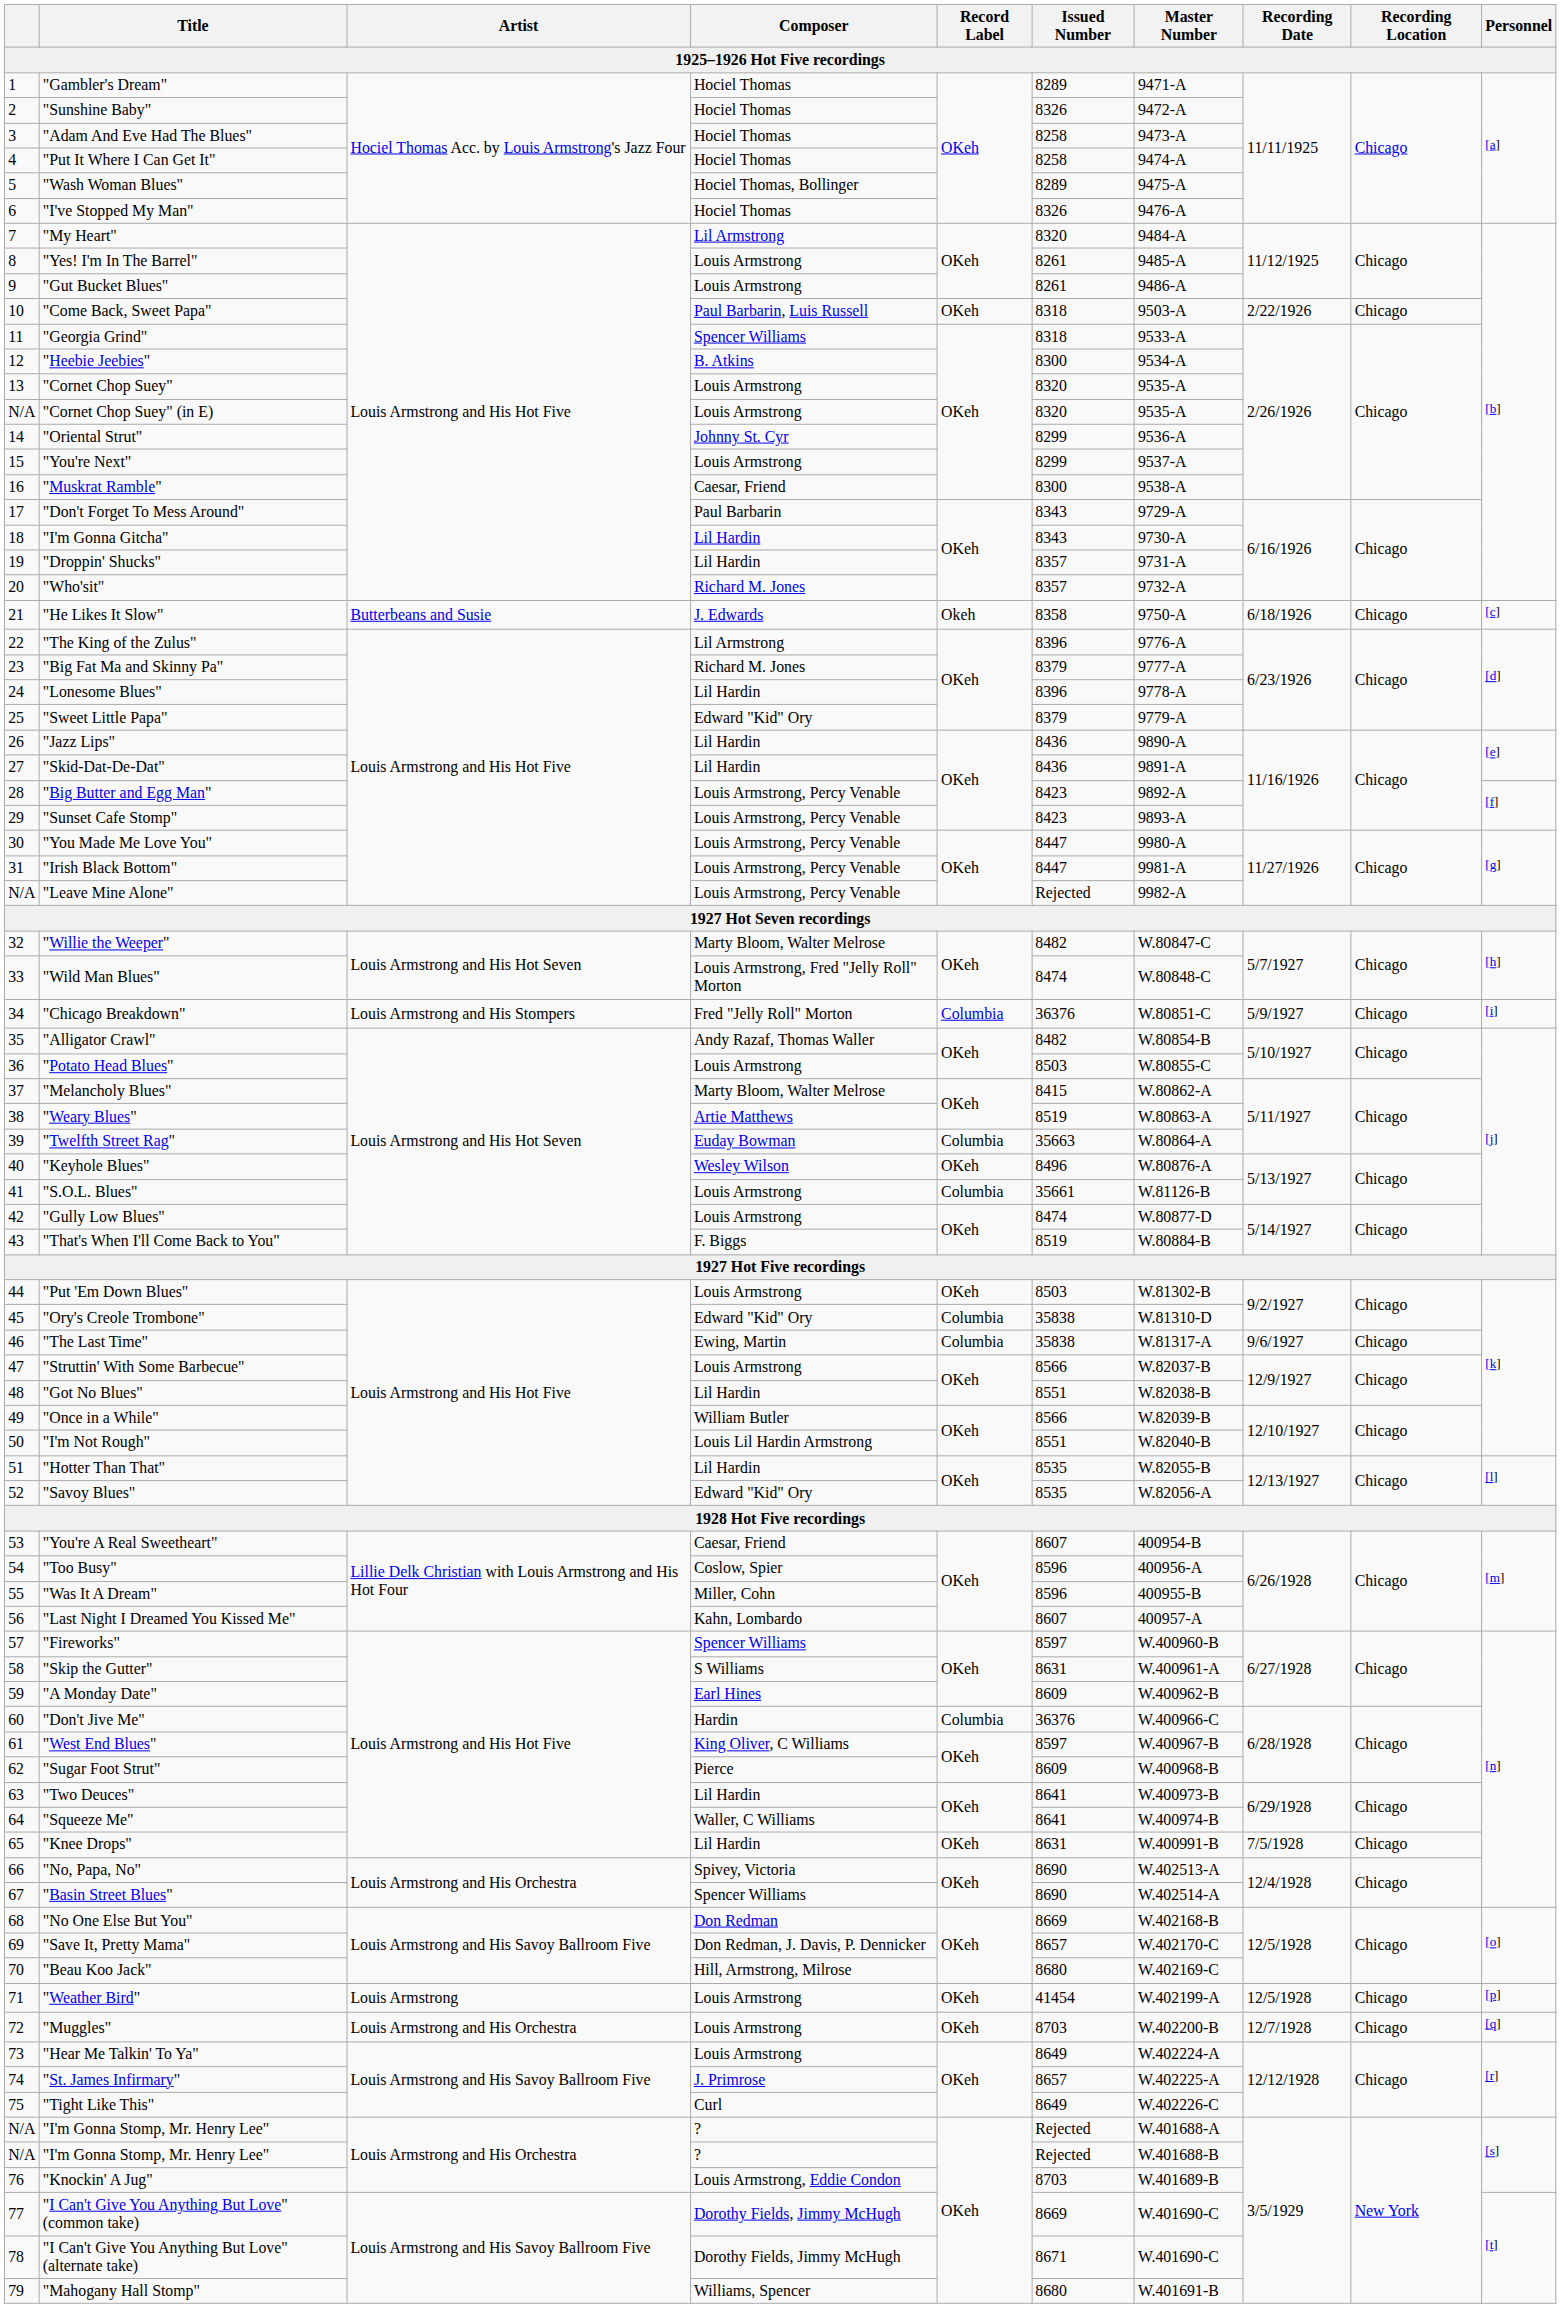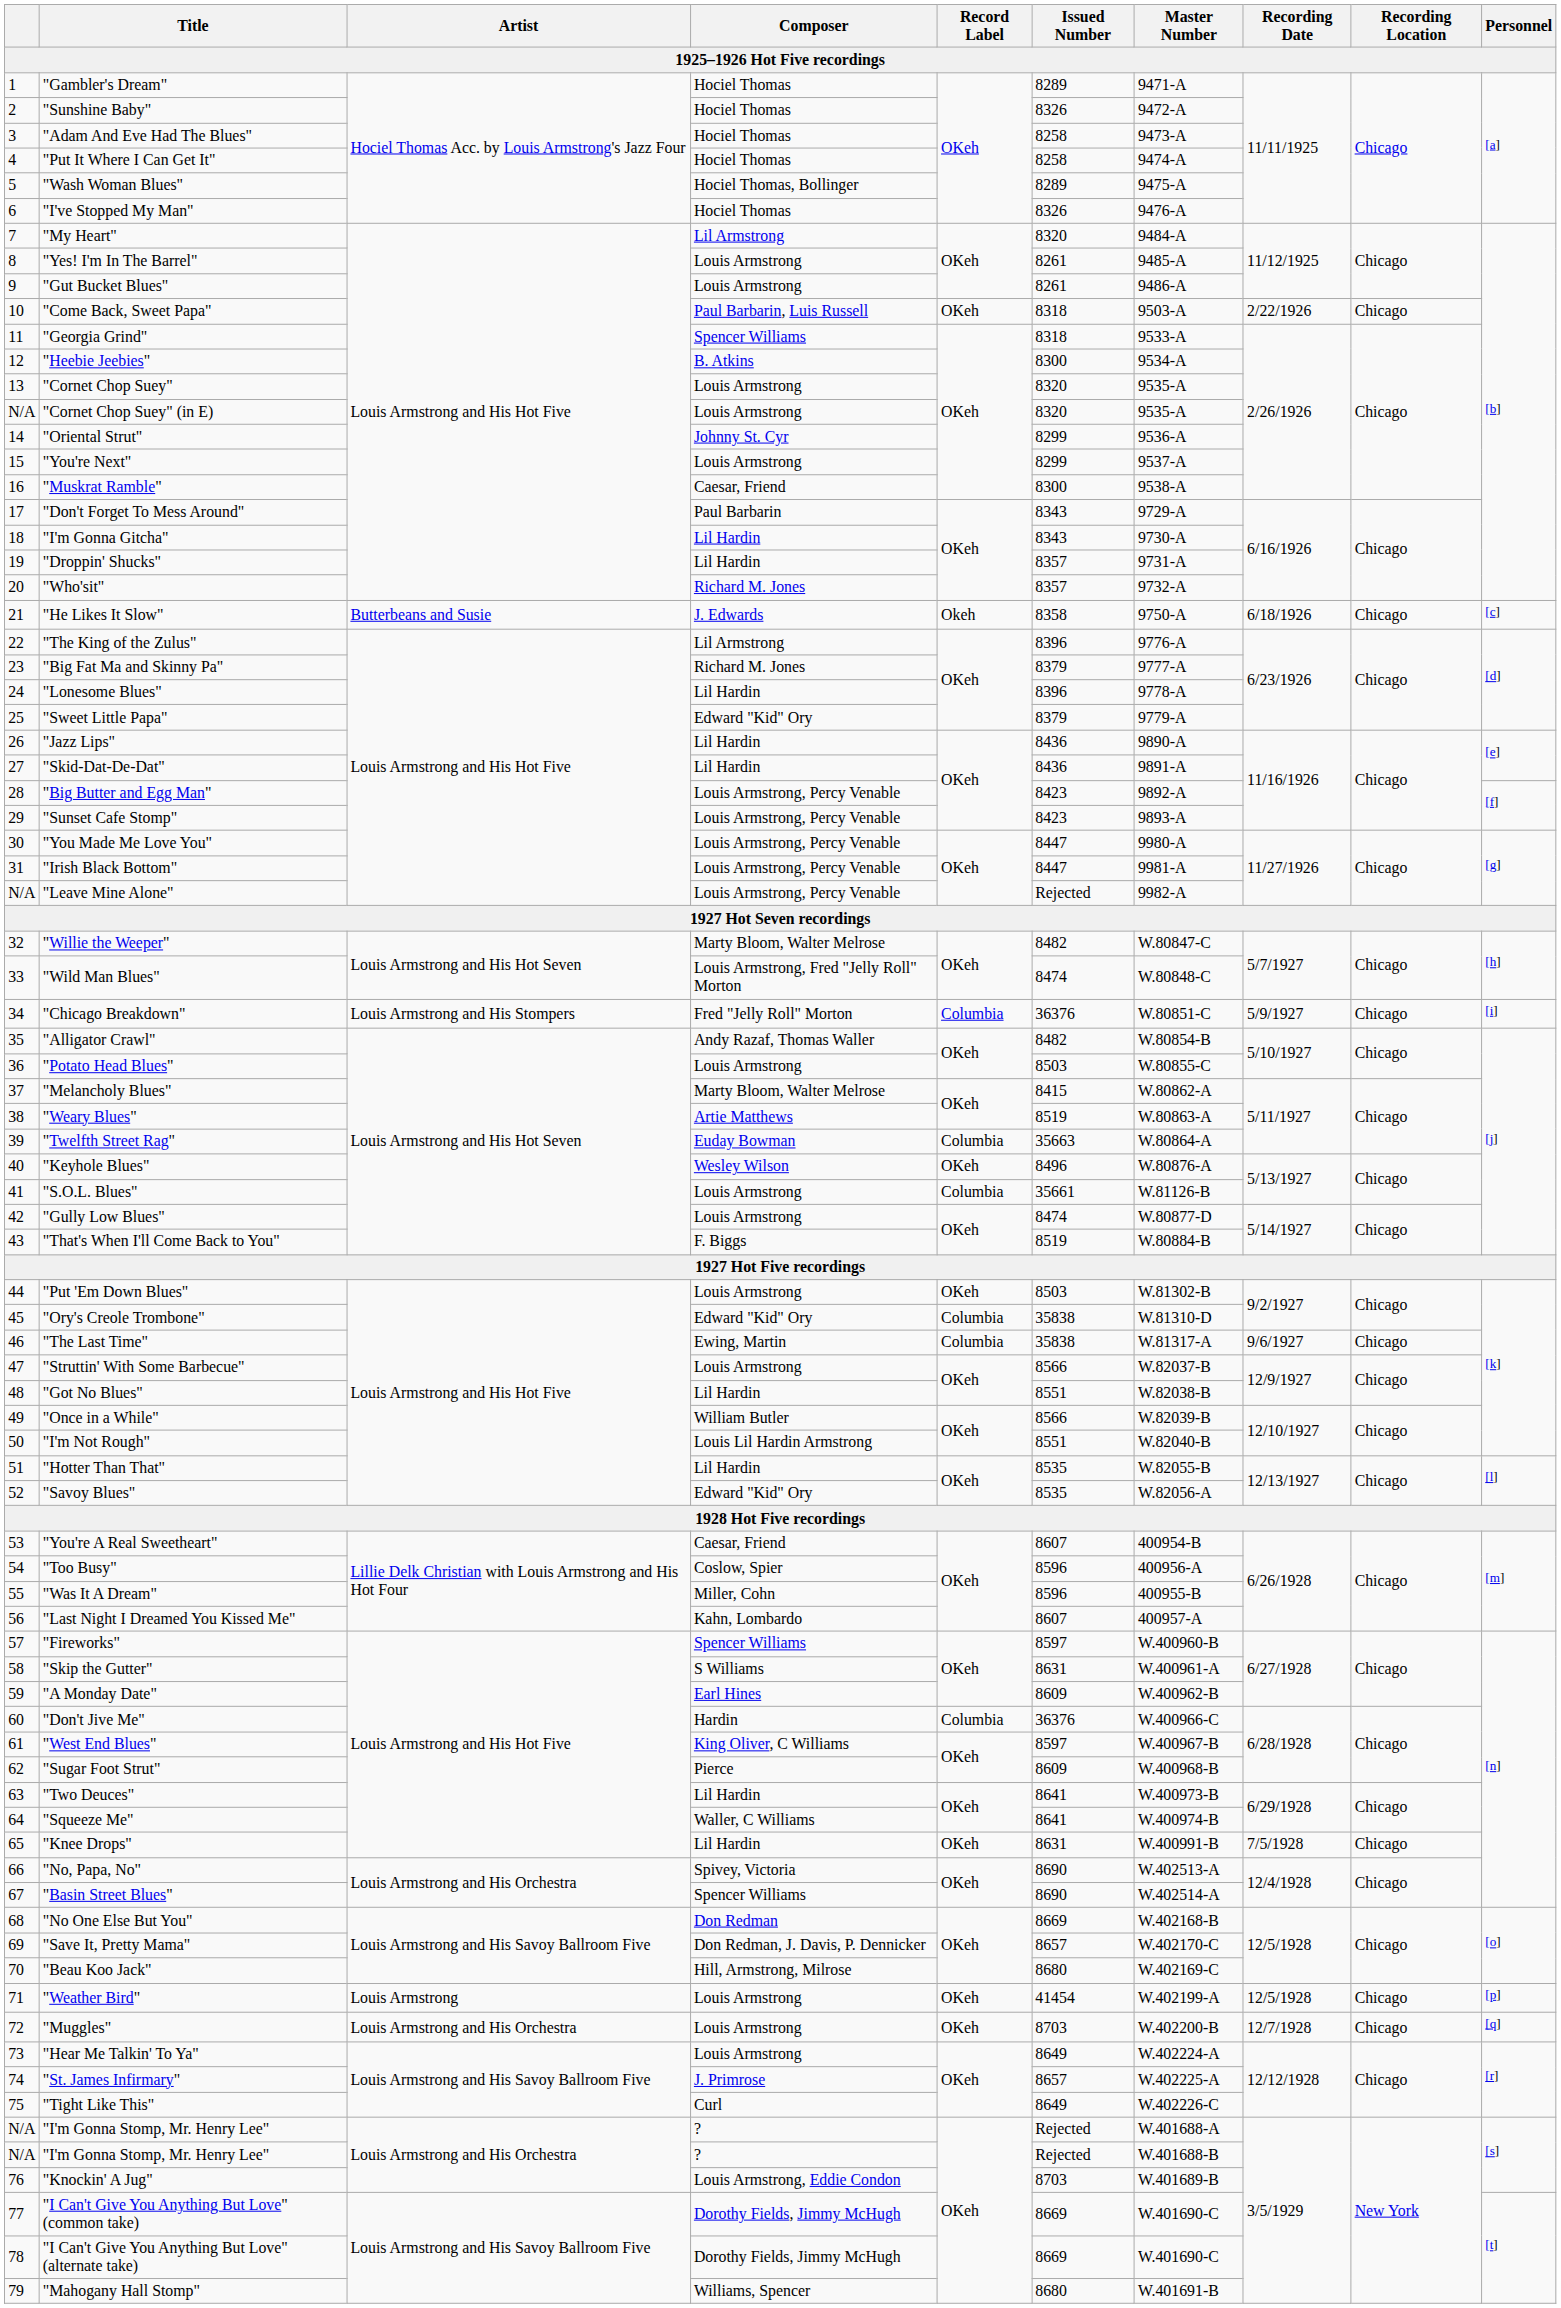(1051, 2256) 8671 -> (1051, 2256) 8669
